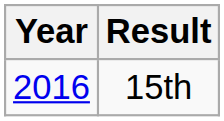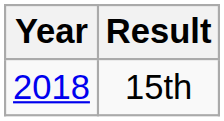(51, 86) 2016 -> (51, 86) 2018
